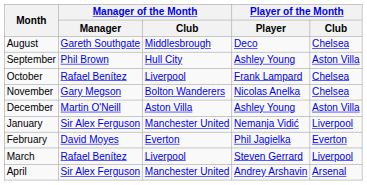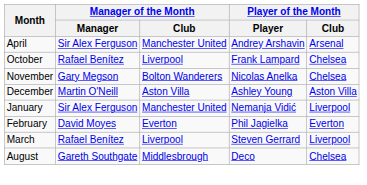rows swapped: (22, 44) <-> (17, 172)
- row: (31, 60)
